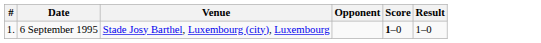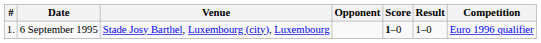+ column: (492, 13)
